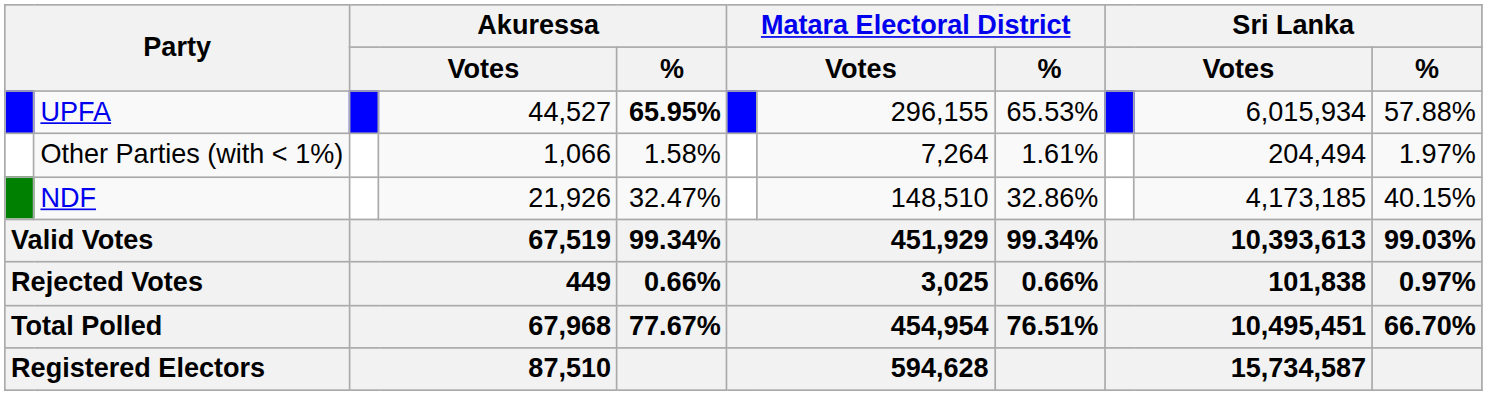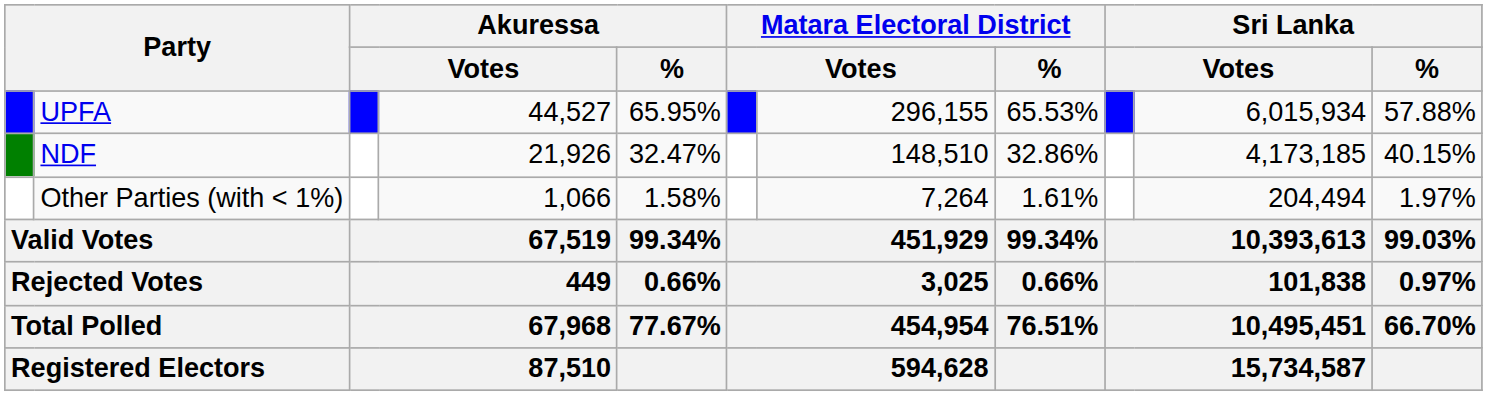(675, 111) bold -> (675, 111) normal
rows swapped: (68, 197) <-> (192, 154)
